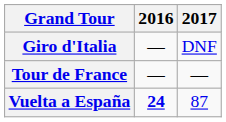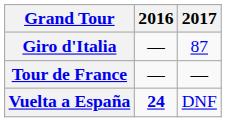(199, 46) DNF -> (199, 46) 87
(199, 102) 87 -> (199, 102) DNF
